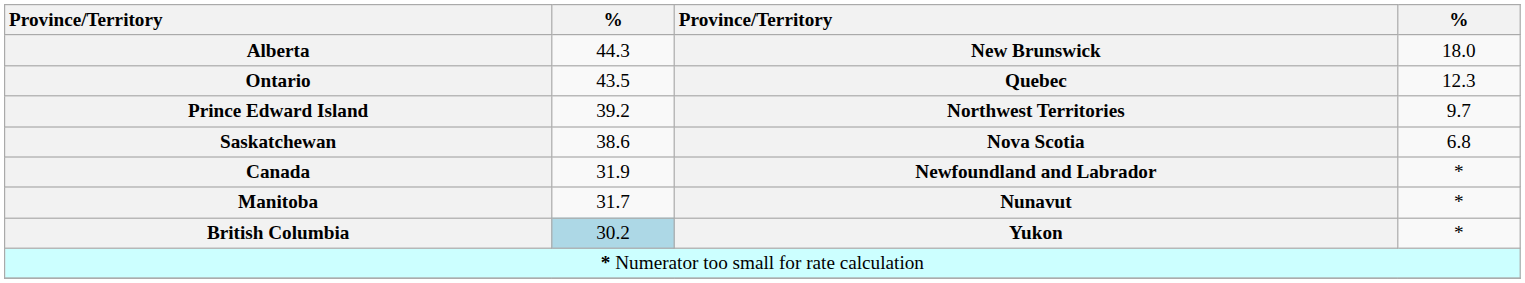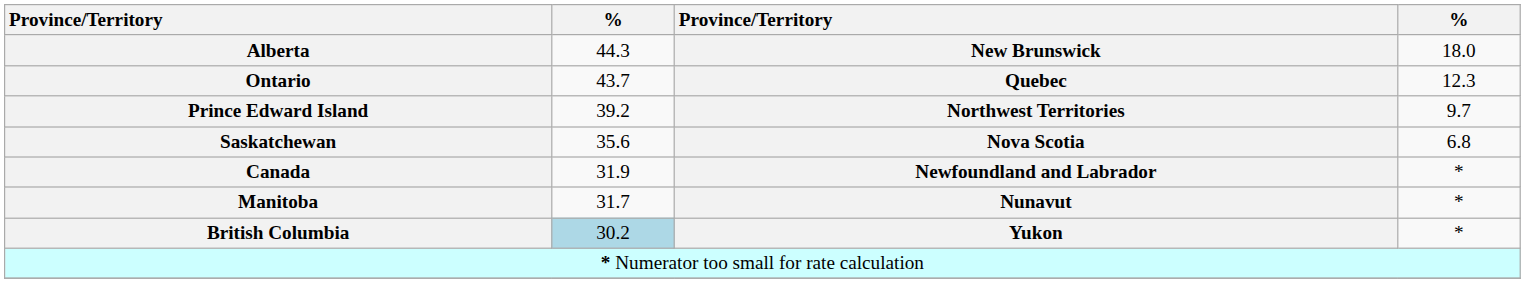(613, 80) 43.5 -> (613, 80) 43.7
(613, 141) 38.6 -> (613, 141) 35.6
